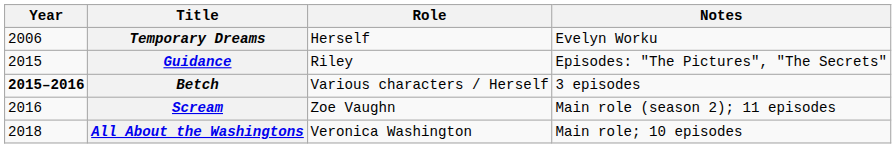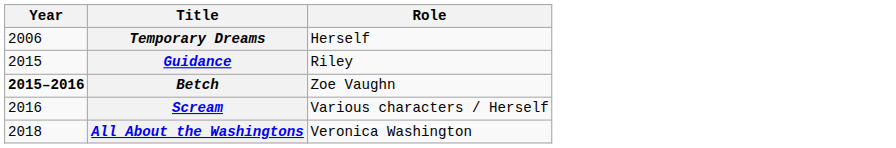- column: (721, 16)
(430, 85) Various characters / Herself -> (353, 85) Zoe Vaughn
(353, 108) Zoe Vaughn -> (430, 108) Various characters / Herself
